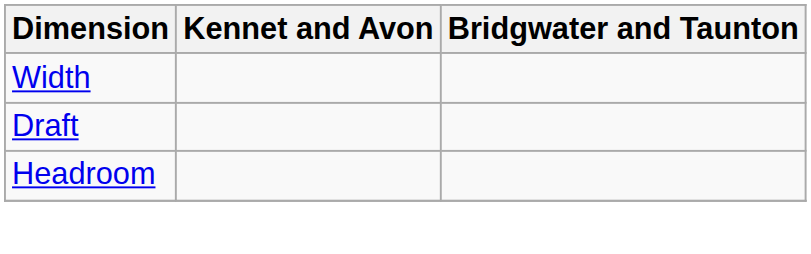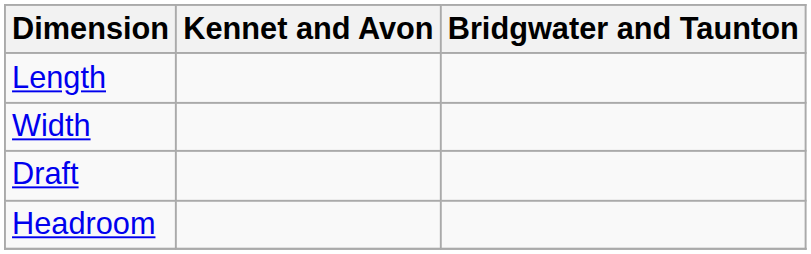+ row: (59, 77)
